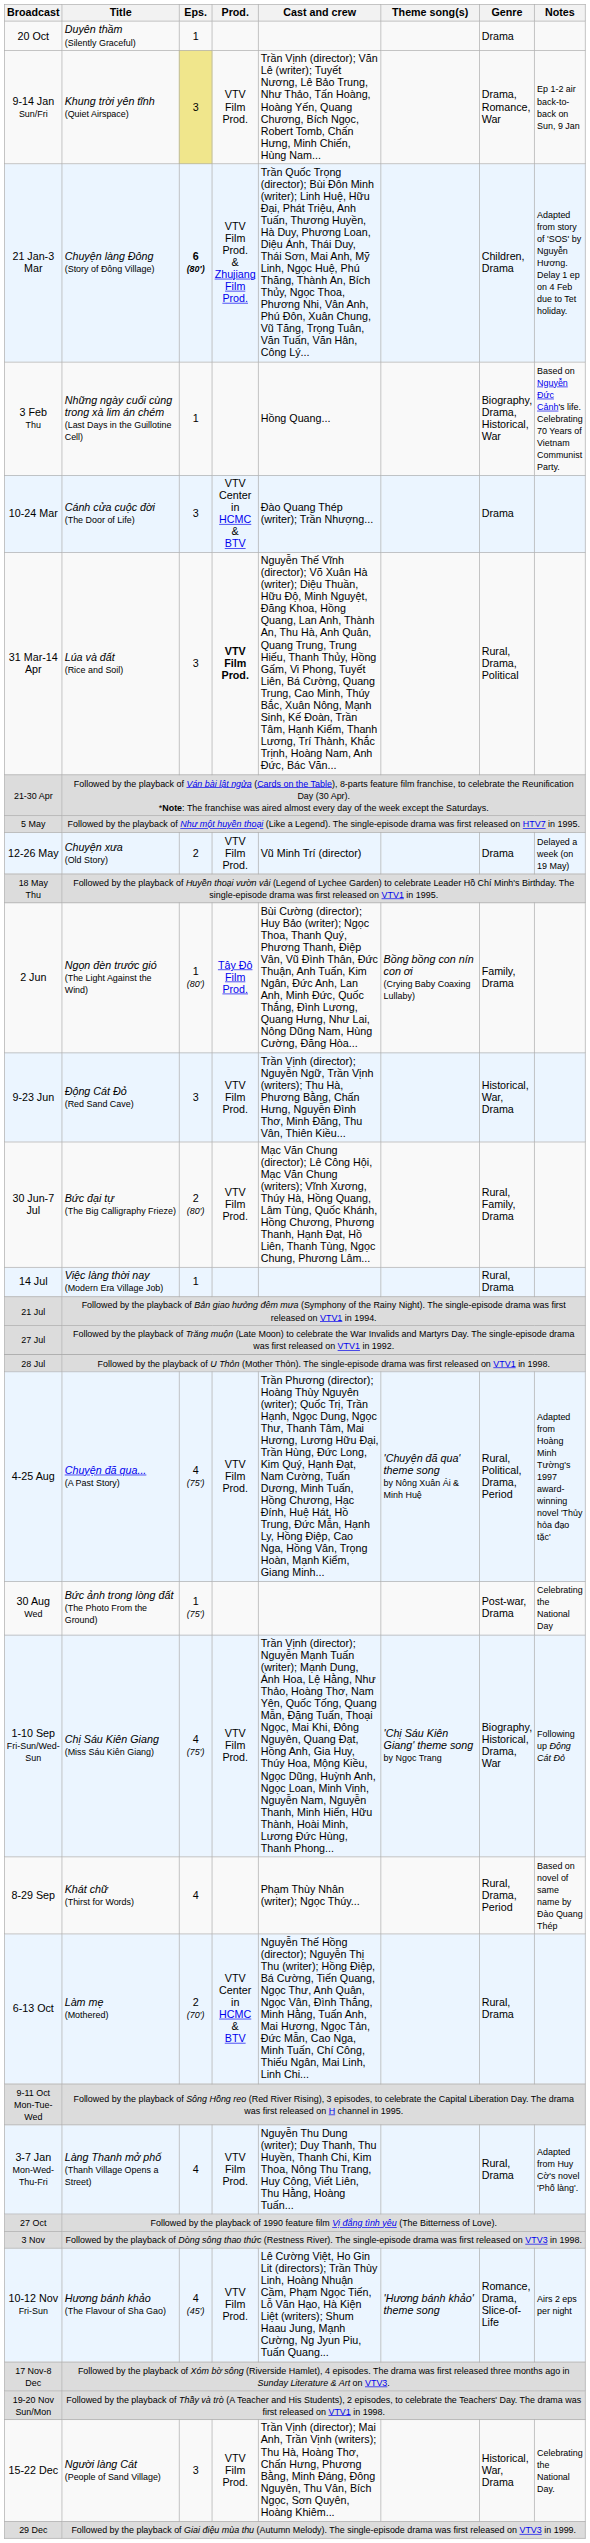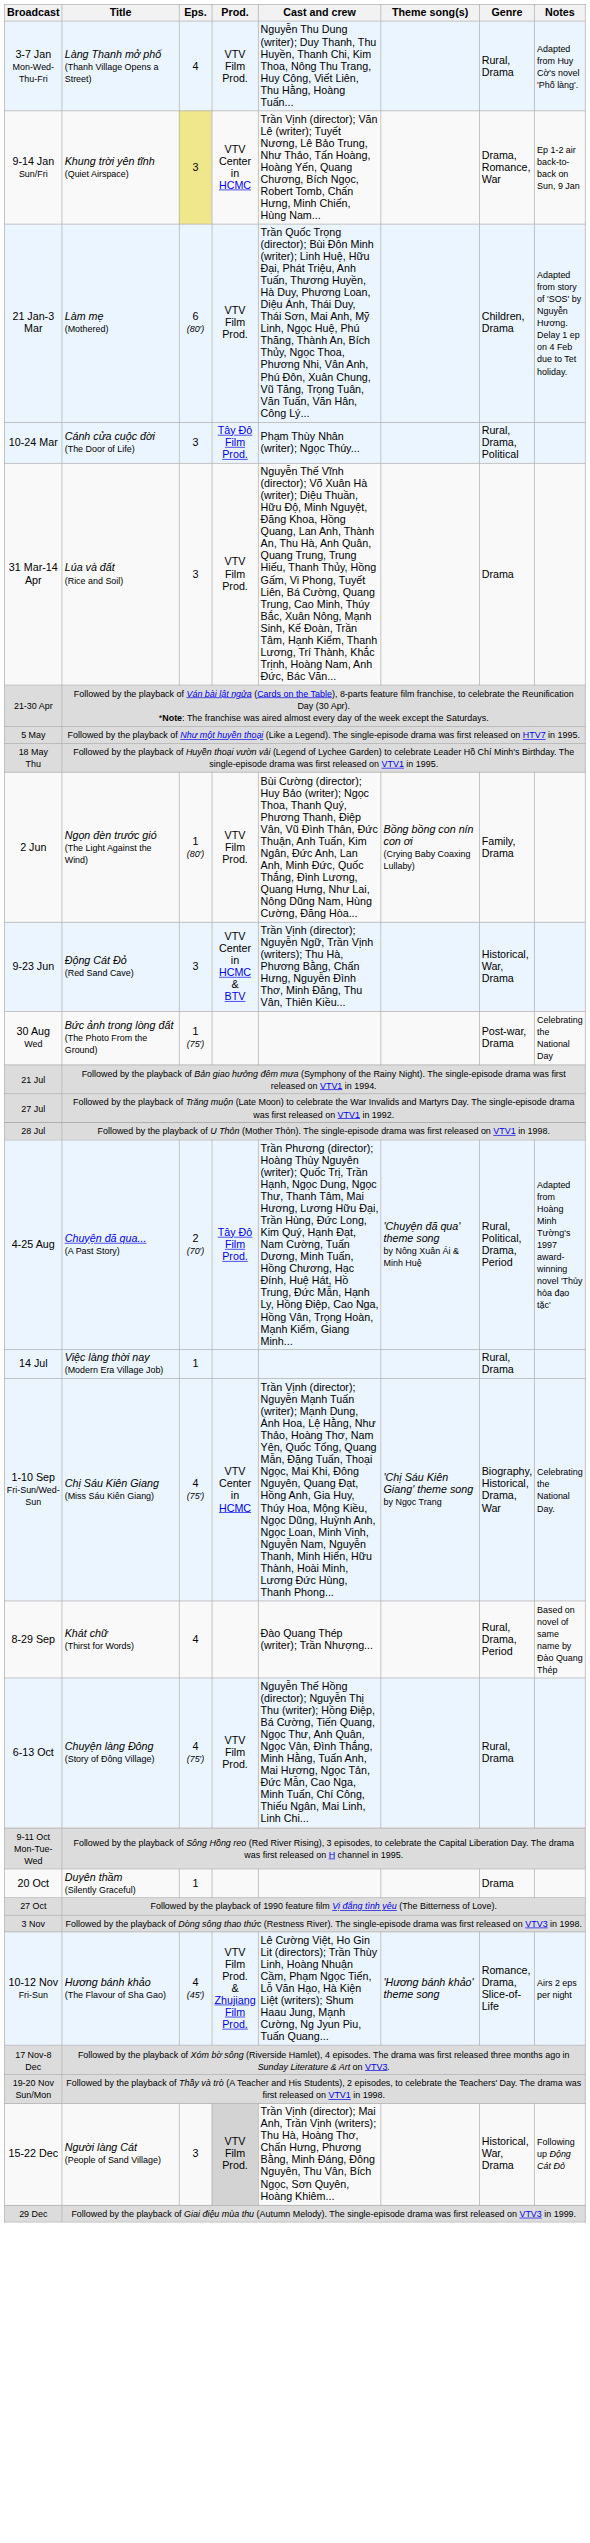rows swapped: (33, 2169) <-> (33, 36)
(235, 107) VTV Film Prod. -> (235, 167) VTV Center in HCMC
(110, 262) Chuyện làng Đông (Story of Đông Village) -> (87, 323) Làm mẹ (Mothered)
(196, 262) bold -> (195, 323) normal
(235, 262) VTV Film Prod. & Zhujiang Film Prod. -> (235, 323) VTV Film Prod.
- row: (33, 418)
(235, 514) VTV Center in HCMC & BTV -> (235, 442) Tây Đô Film Prod.
(317, 514) Đào Quang Thép (writer); Trần Nhượng... -> (310, 442) Phạm Thùy Nhân (writer); Ngọc Thúy...
(498, 514) Drama -> (500, 442) Rural, Drama, Political
(235, 663) bold -> (235, 574) normal
(500, 663) Rural, Drama, Political -> (498, 574) Drama
- row: (33, 853)
(235, 977) Tây Đô Film Prod. -> (235, 847) VTV Film Prod.
(235, 1097) VTV Film Prod. -> (235, 966) VTV Center in HCMC & BTV
- row: (33, 1204)
rows swapped: (33, 1282) <-> (33, 1608)
(196, 1476) 4 (75′) -> (195, 1244) 2 (70′)
(235, 1476) VTV Film Prod. -> (235, 1244) Tây Đô Film Prod.
(235, 1745) VTV Film Prod. -> (235, 1489) VTV Center in HCMC
(556, 1746) Following up Động Cát Đỏ -> (560, 1490) Celebrating the National Day.
(310, 1895) Phạm Thùy Nhân (writer); Ngọc Thúy... -> (317, 1639) Đào Quang Thép (writer); Trần Nhượng...
(87, 2009) Làm mẹ (Mothered) -> (110, 1753) Chuyện làng Đông (Story of Đông Village)
(196, 2009) 2 (70′) -> (195, 1753) 4 (75′)
(235, 2009) VTV Center in HCMC & BTV -> (235, 1753) VTV Film Prod.
(235, 2305) VTV Film Prod. -> (235, 1988) VTV Film Prod. & Zhujiang Film Prod.
(235, 2470) no background -> (235, 2154) lightgrey background
(560, 2471) Celebrating the National Day. -> (556, 2155) Following up Động Cát Đỏ
